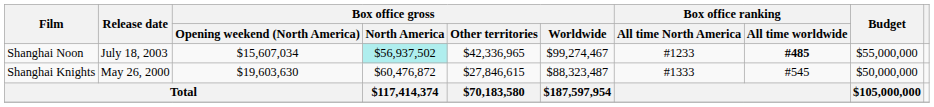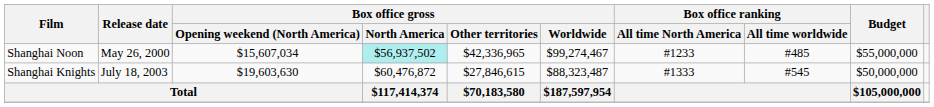(134, 53) July 18, 2003 -> (135, 53) May 26, 2000
(797, 53) bold -> (797, 53) normal
(135, 72) May 26, 2000 -> (134, 72) July 18, 2003
